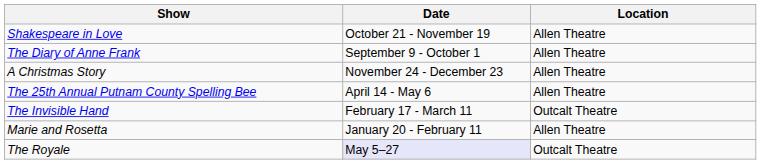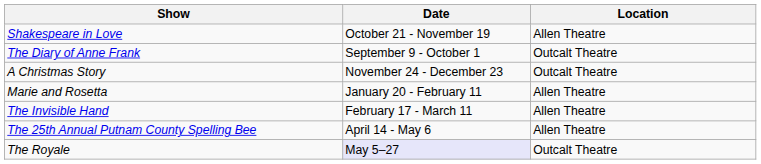(569, 53) Allen Theatre -> (575, 53) Outcalt Theatre
(569, 72) Allen Theatre -> (575, 72) Outcalt Theatre
rows swapped: (57, 131) <-> (132, 92)
(575, 111) Outcalt Theatre -> (569, 111) Allen Theatre
